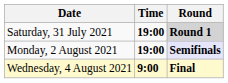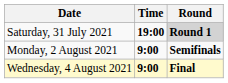(151, 50) 19:00 -> (148, 50) 9:00
(195, 50) lavender background -> (195, 50) no background
